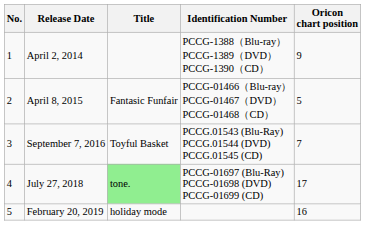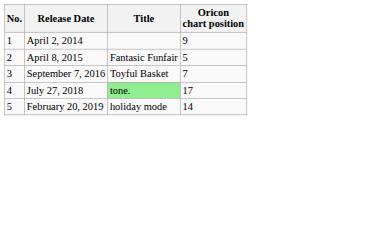- column: (237, 18)
(302, 212) 16 -> (188, 106) 14
